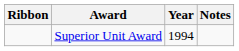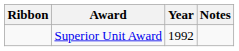(181, 35) 1994 -> (181, 35) 1992
